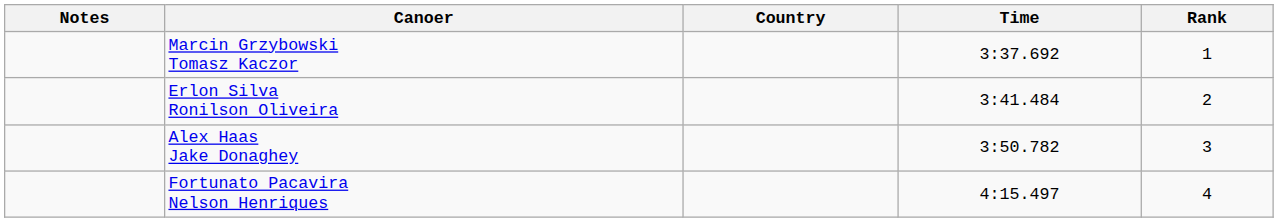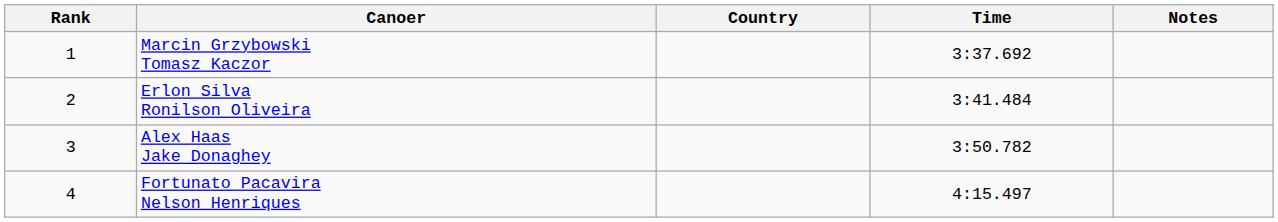columns swapped: (1207, 18) <-> (85, 18)
